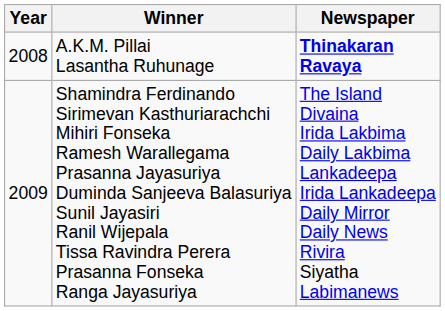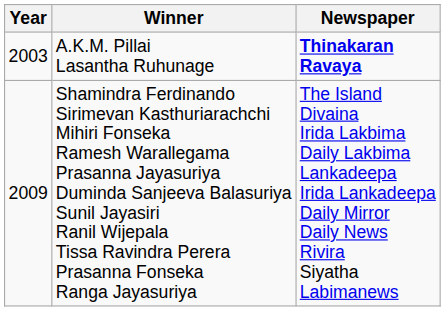(28, 56) 2008 -> (28, 56) 2003
